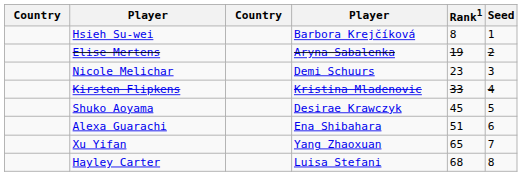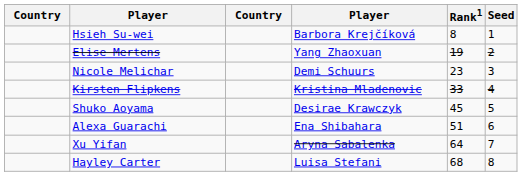(344, 53) Aryna Sabalenka -> (338, 53) Yang Zhaoxuan
(338, 144) Yang Zhaoxuan -> (344, 144) Aryna Sabalenka
(457, 144) 65 -> (457, 144) 64
